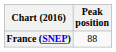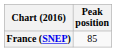(92, 39) 88 -> (92, 39) 85
